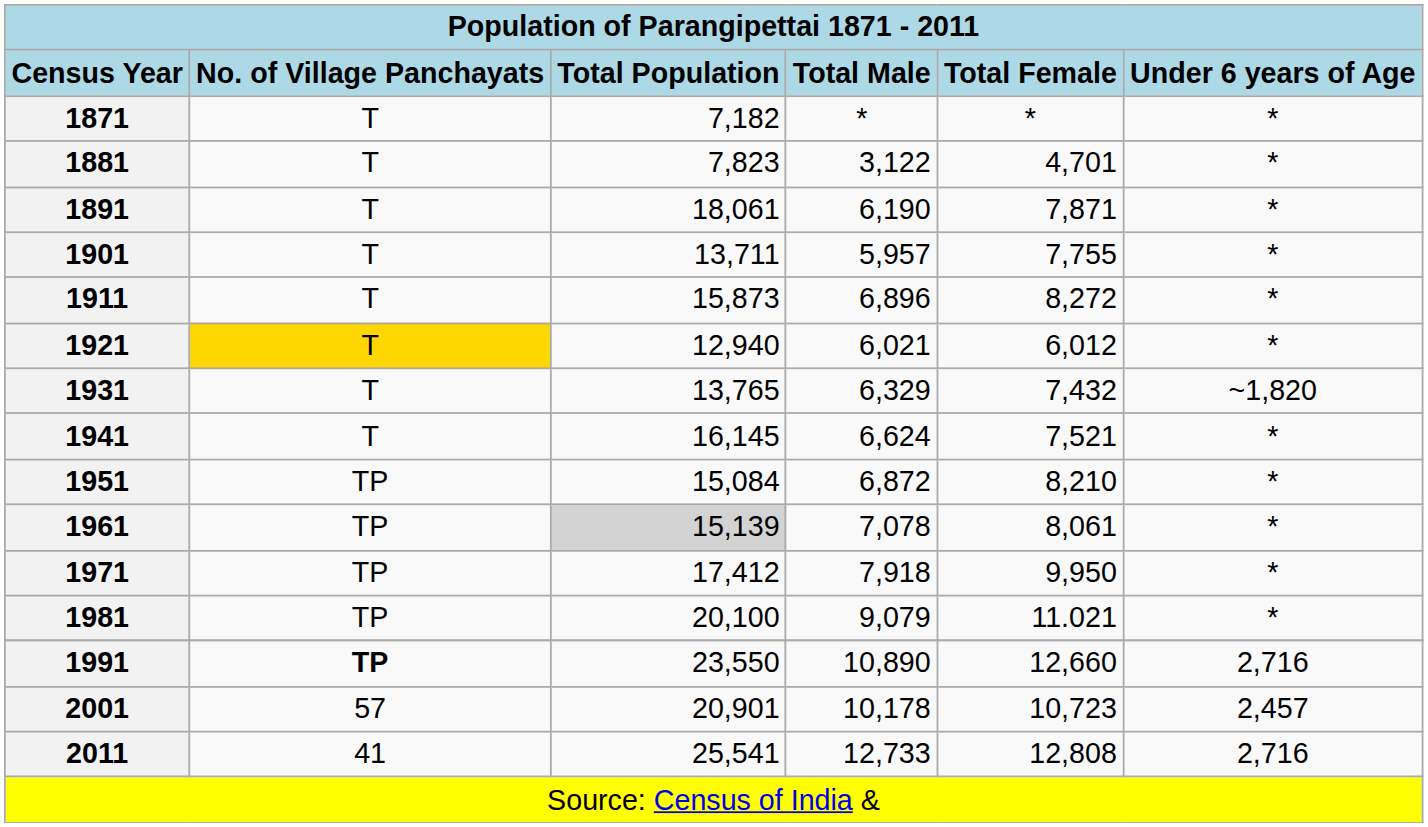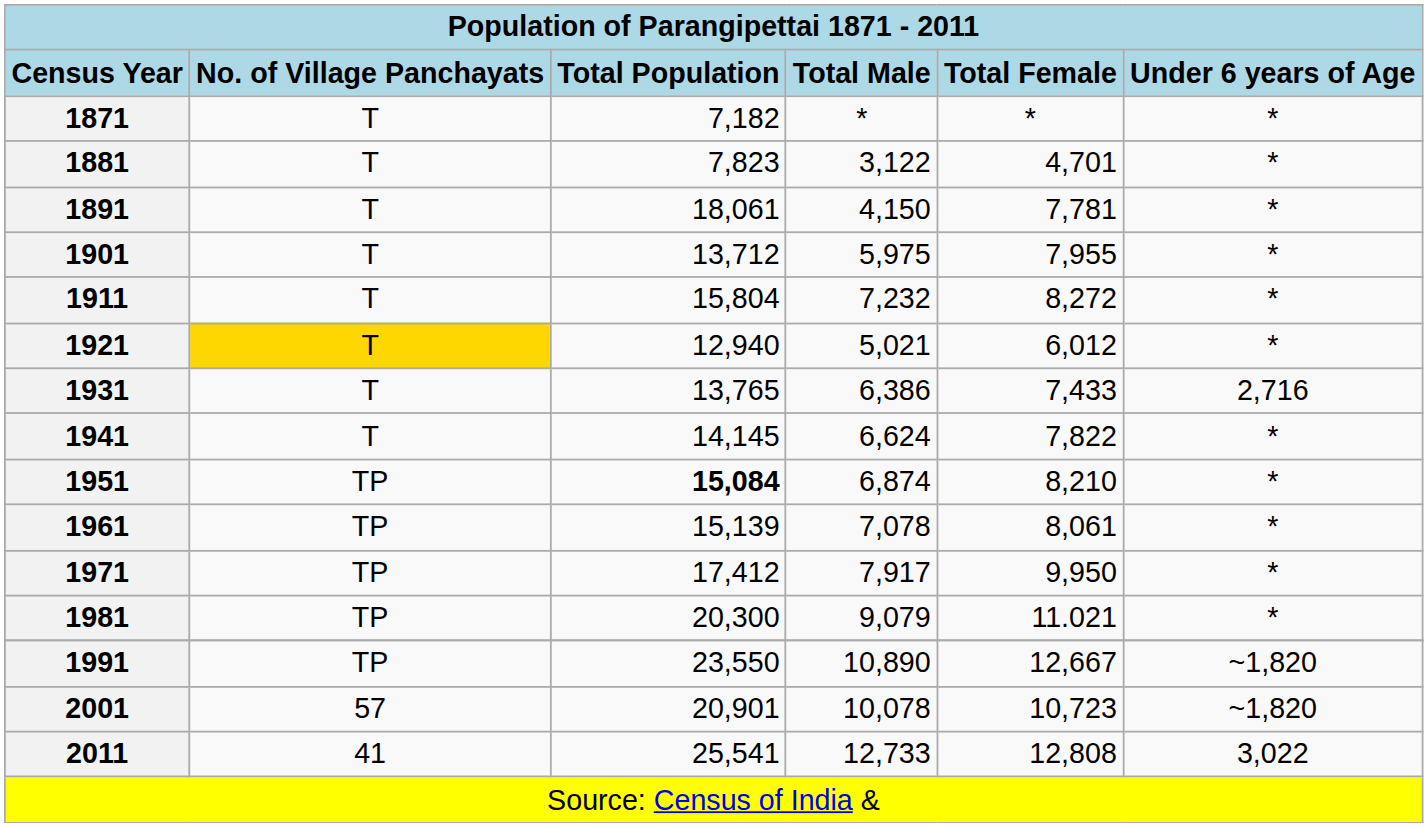(895, 208) 6,190 -> (895, 208) 4,150
(1081, 208) 7,871 -> (1081, 208) 7,781
(737, 254) 13,711 -> (736, 254) 13,712
(895, 254) 5,957 -> (895, 254) 5,975
(1081, 254) 7,755 -> (1081, 254) 7,955
(736, 299) 15,873 -> (736, 299) 15,804
(895, 299) 6,896 -> (895, 299) 7,232
(895, 345) 6,021 -> (895, 345) 5,021
(895, 390) 6,329 -> (895, 390) 6,386
(1081, 390) 7,432 -> (1081, 390) 7,433
(1273, 390) ~1,820 -> (1273, 390) 2,716
(736, 436) 16,145 -> (736, 436) 14,145
(1081, 436) 7,521 -> (1081, 436) 7,822
(736, 481) normal -> (736, 481) bold
(895, 481) 6,872 -> (895, 481) 6,874
(736, 526) lightgrey background -> (736, 526) no background
(895, 572) 7,918 -> (895, 572) 7,917
(736, 617) 20,100 -> (736, 617) 20,300
(370, 663) bold -> (370, 663) normal
(1073, 663) 12,660 -> (1073, 663) 12,667
(1273, 663) 2,716 -> (1273, 663) ~1,820
(887, 708) 10,178 -> (887, 708) 10,078
(1273, 708) 2,457 -> (1273, 708) ~1,820
(1273, 753) 2,716 -> (1273, 753) 3,022
